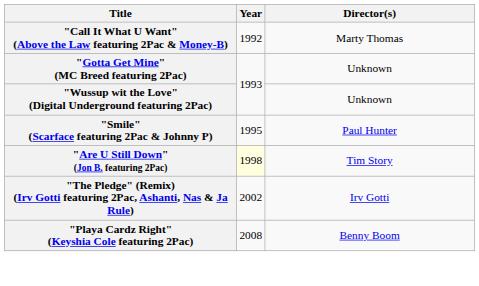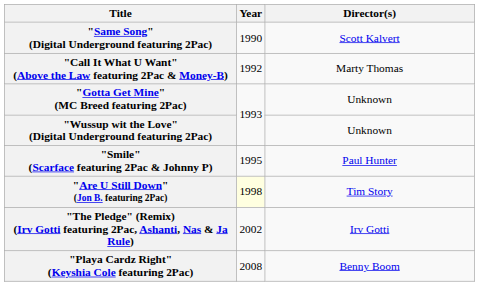+ row: (121, 37)
